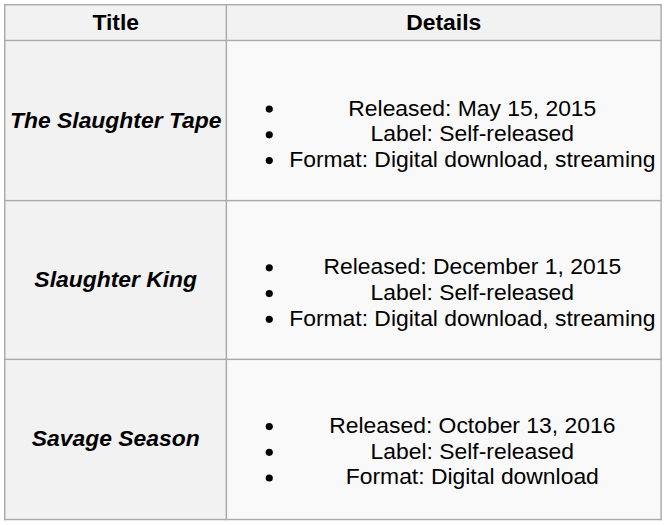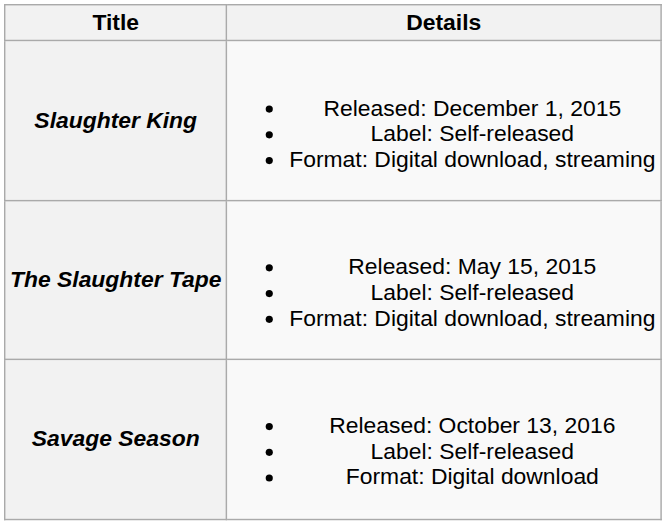rows swapped: (116, 120) <-> (116, 279)
